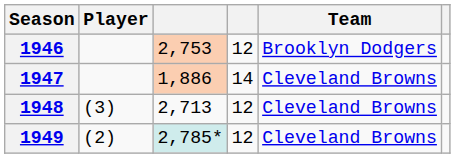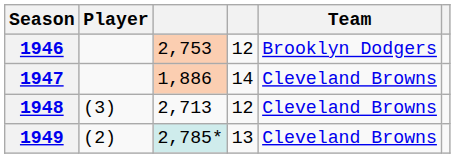(243, 138) 12 -> (243, 138) 13
